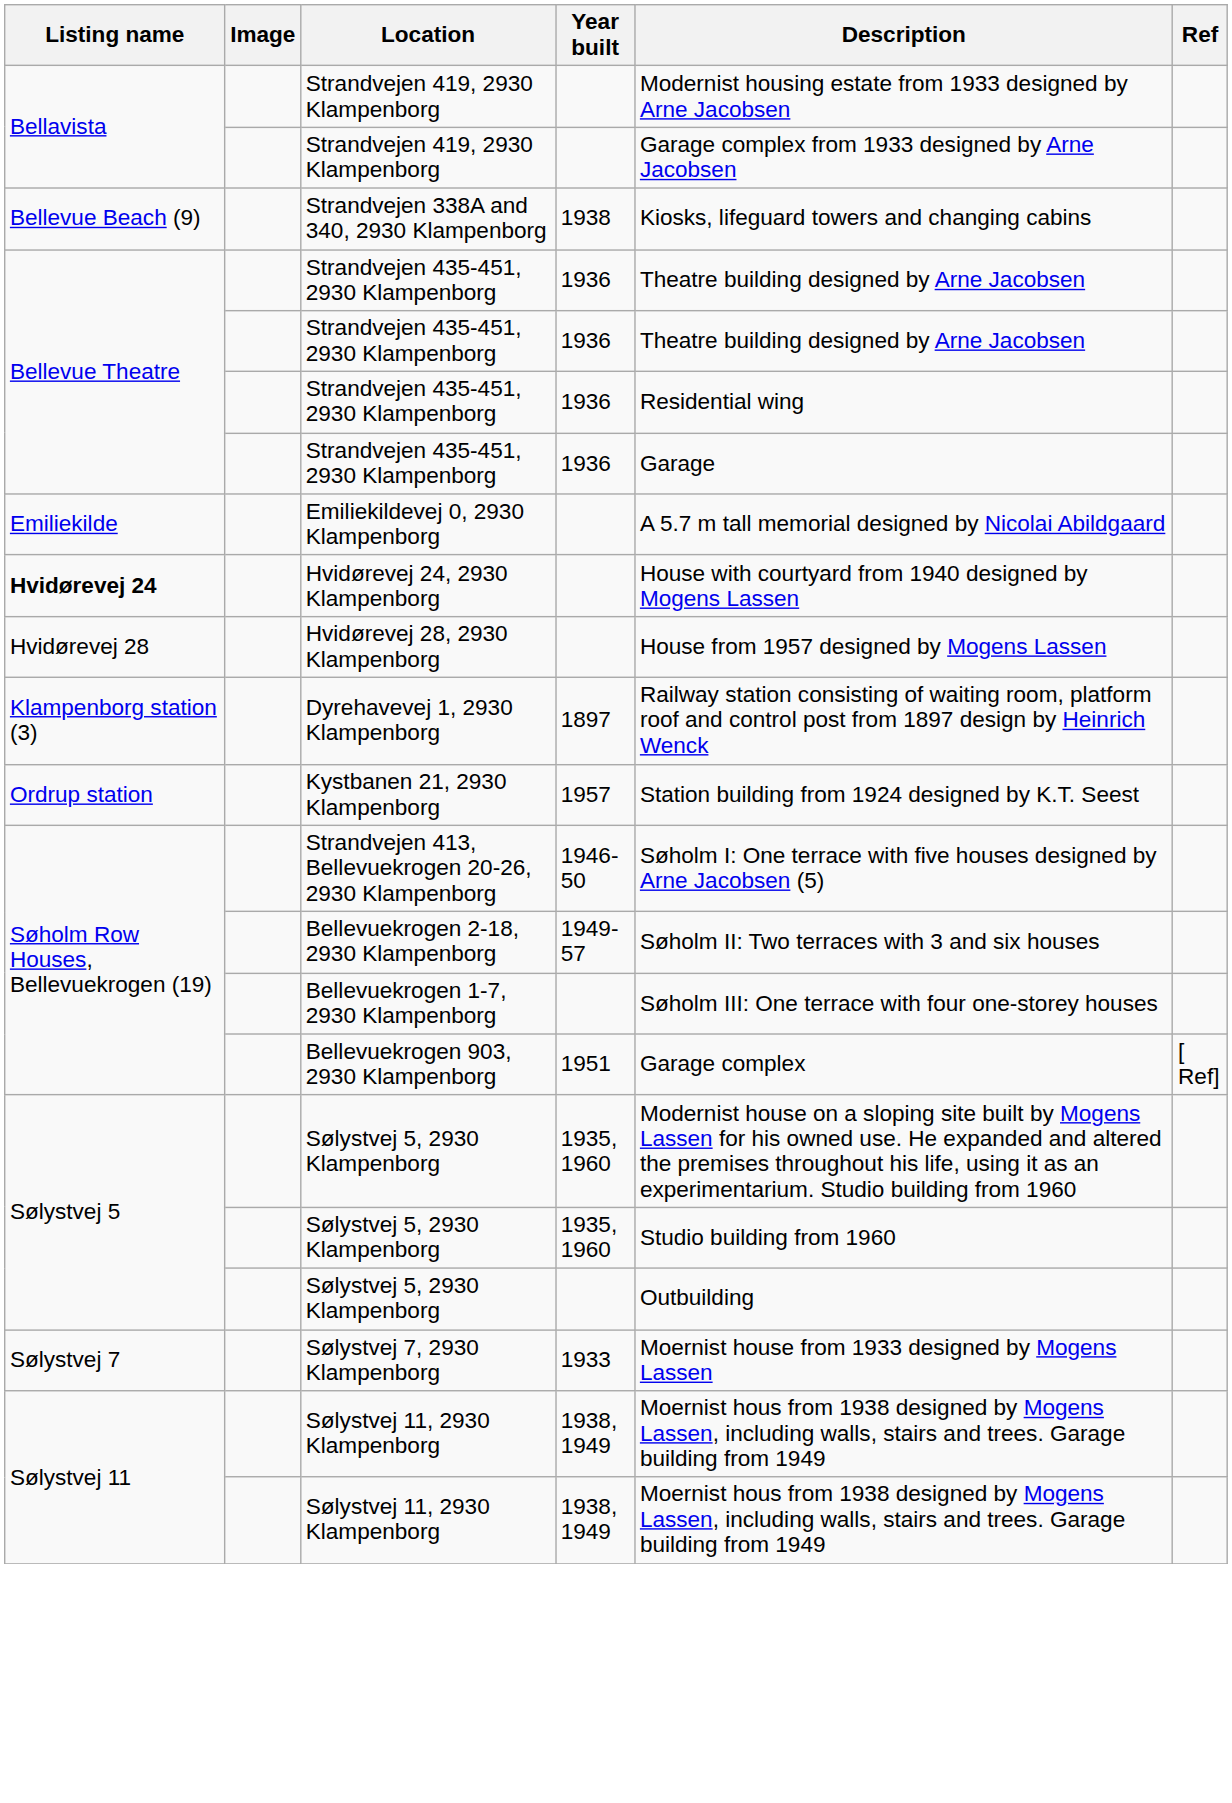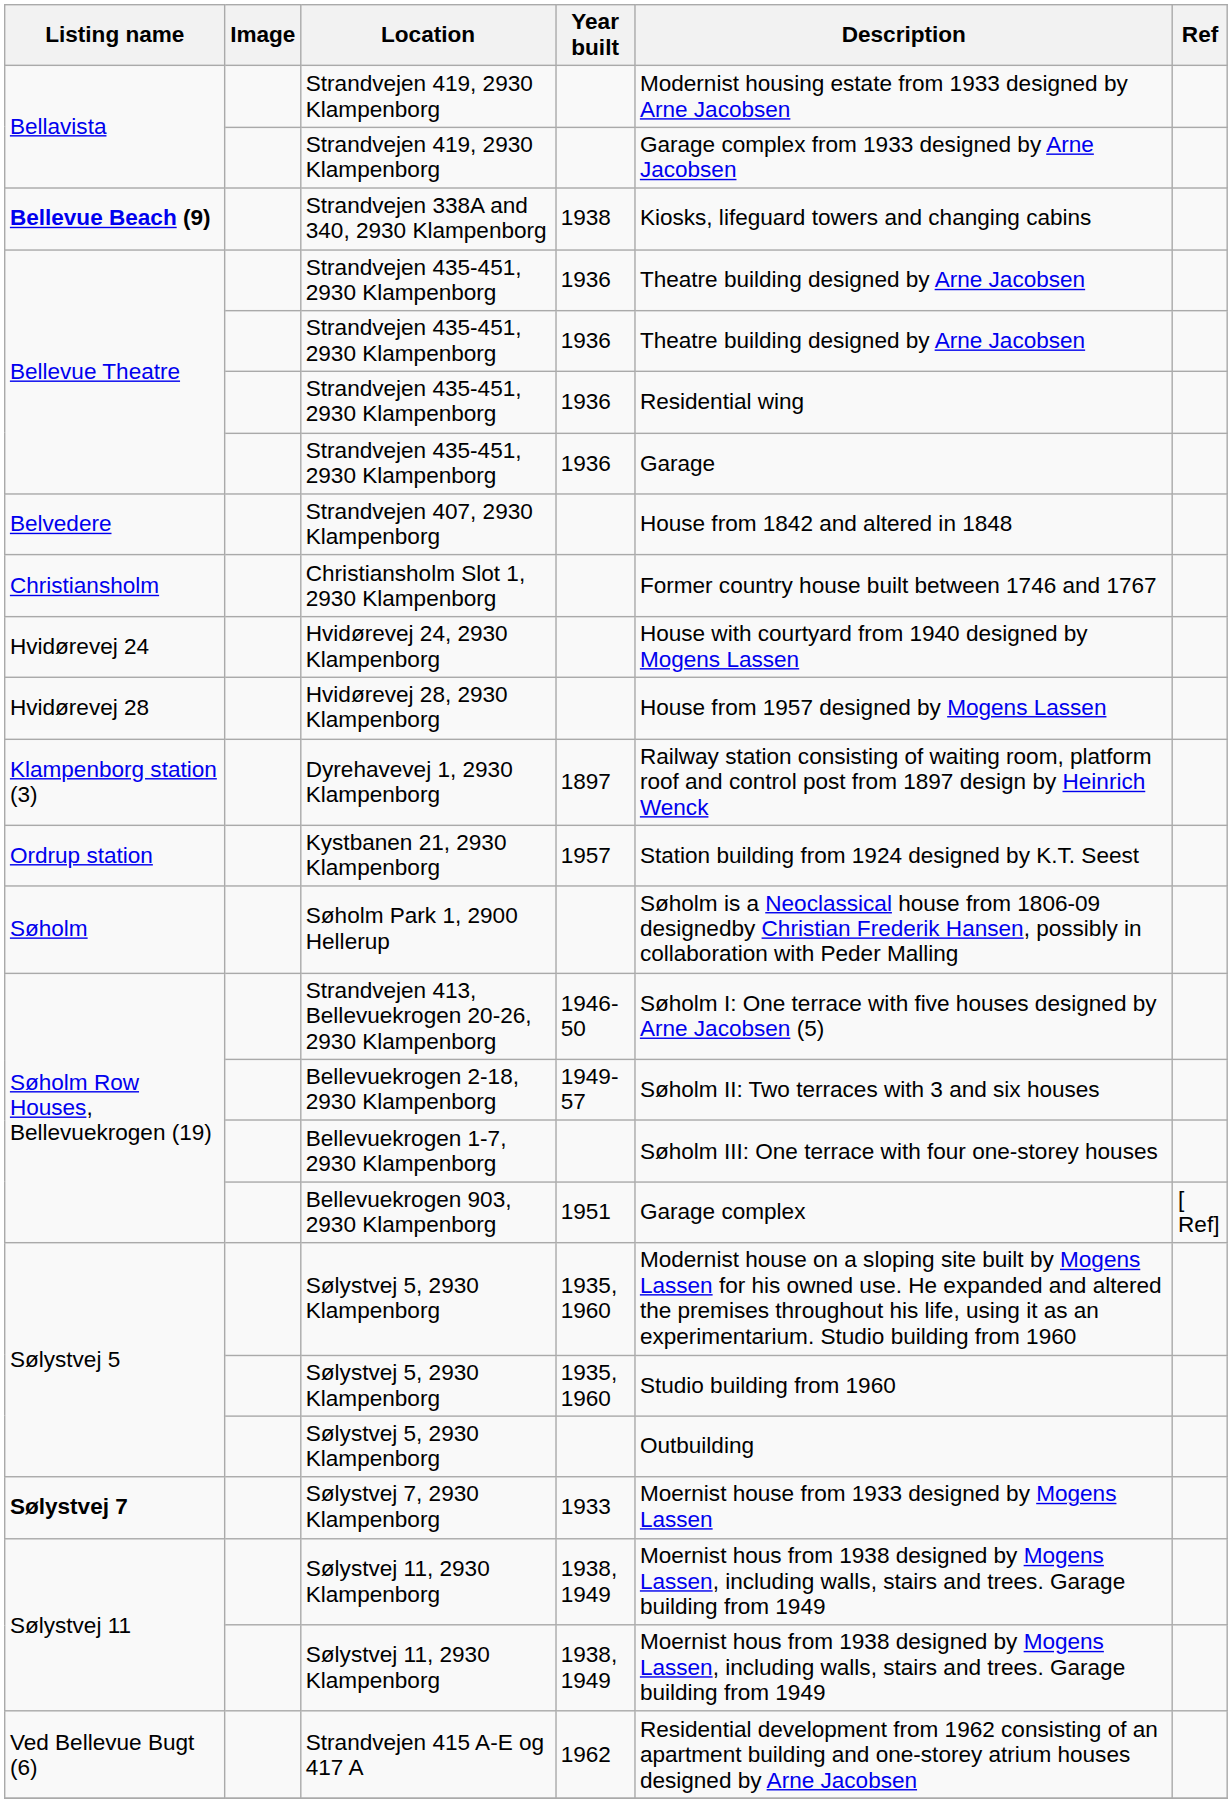(105, 218) normal -> (110, 218) bold
+ row: (419, 524)
+ row: (415, 585)
- row: (415, 524)
(83, 585) bold -> (79, 646) normal
+ row: (412, 929)
(65, 1359) normal -> (69, 1507) bold
+ row: (425, 1754)
